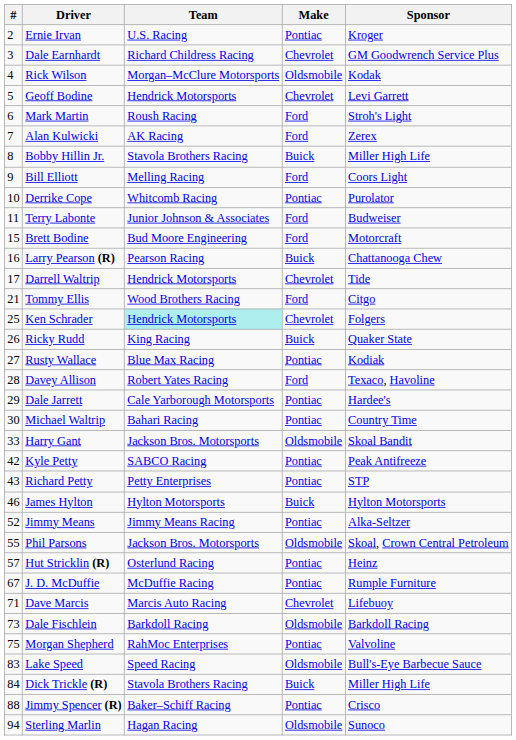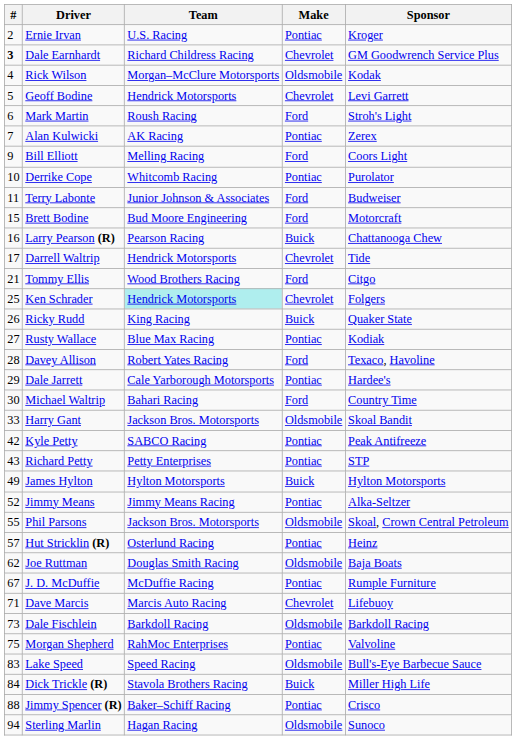(10, 55) normal -> (10, 55) bold
(297, 136) Ford -> (303, 136) Pontiac
- row: (65, 156)
(303, 420) Pontiac -> (297, 400) Ford
(13, 502) 46 -> (13, 481) 49
+ row: (56, 562)
